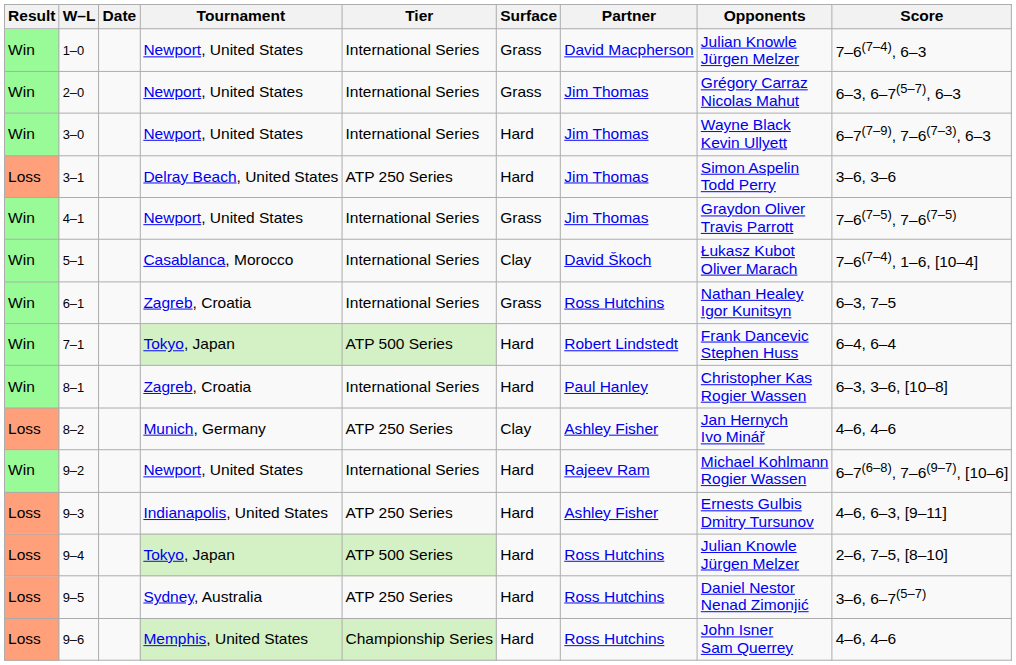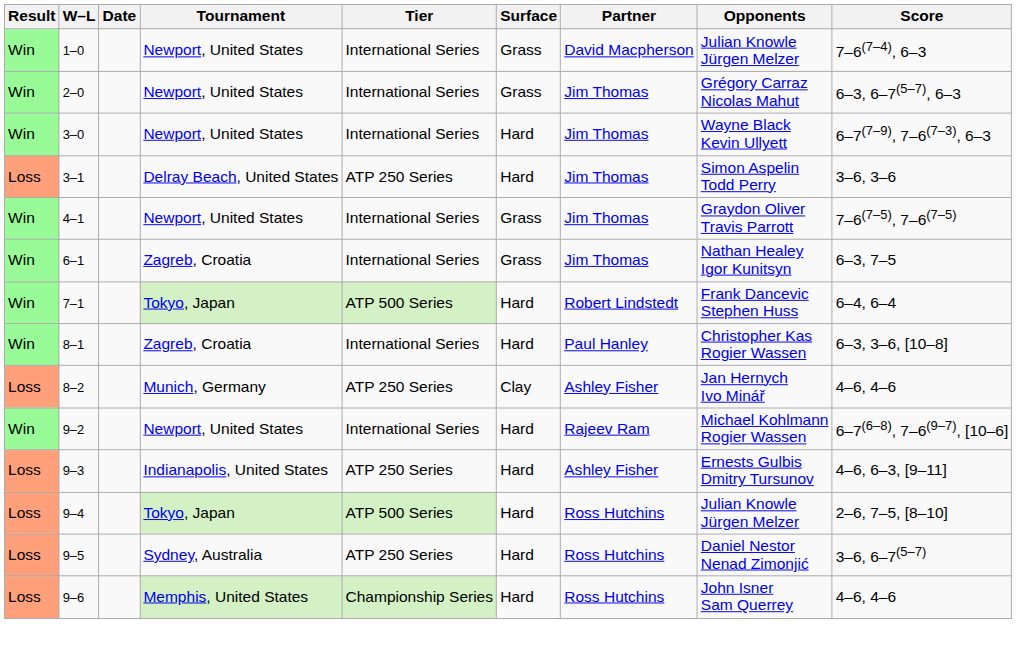- row: (73, 261)
(614, 302) Ross Hutchins -> (606, 260) Jim Thomas
